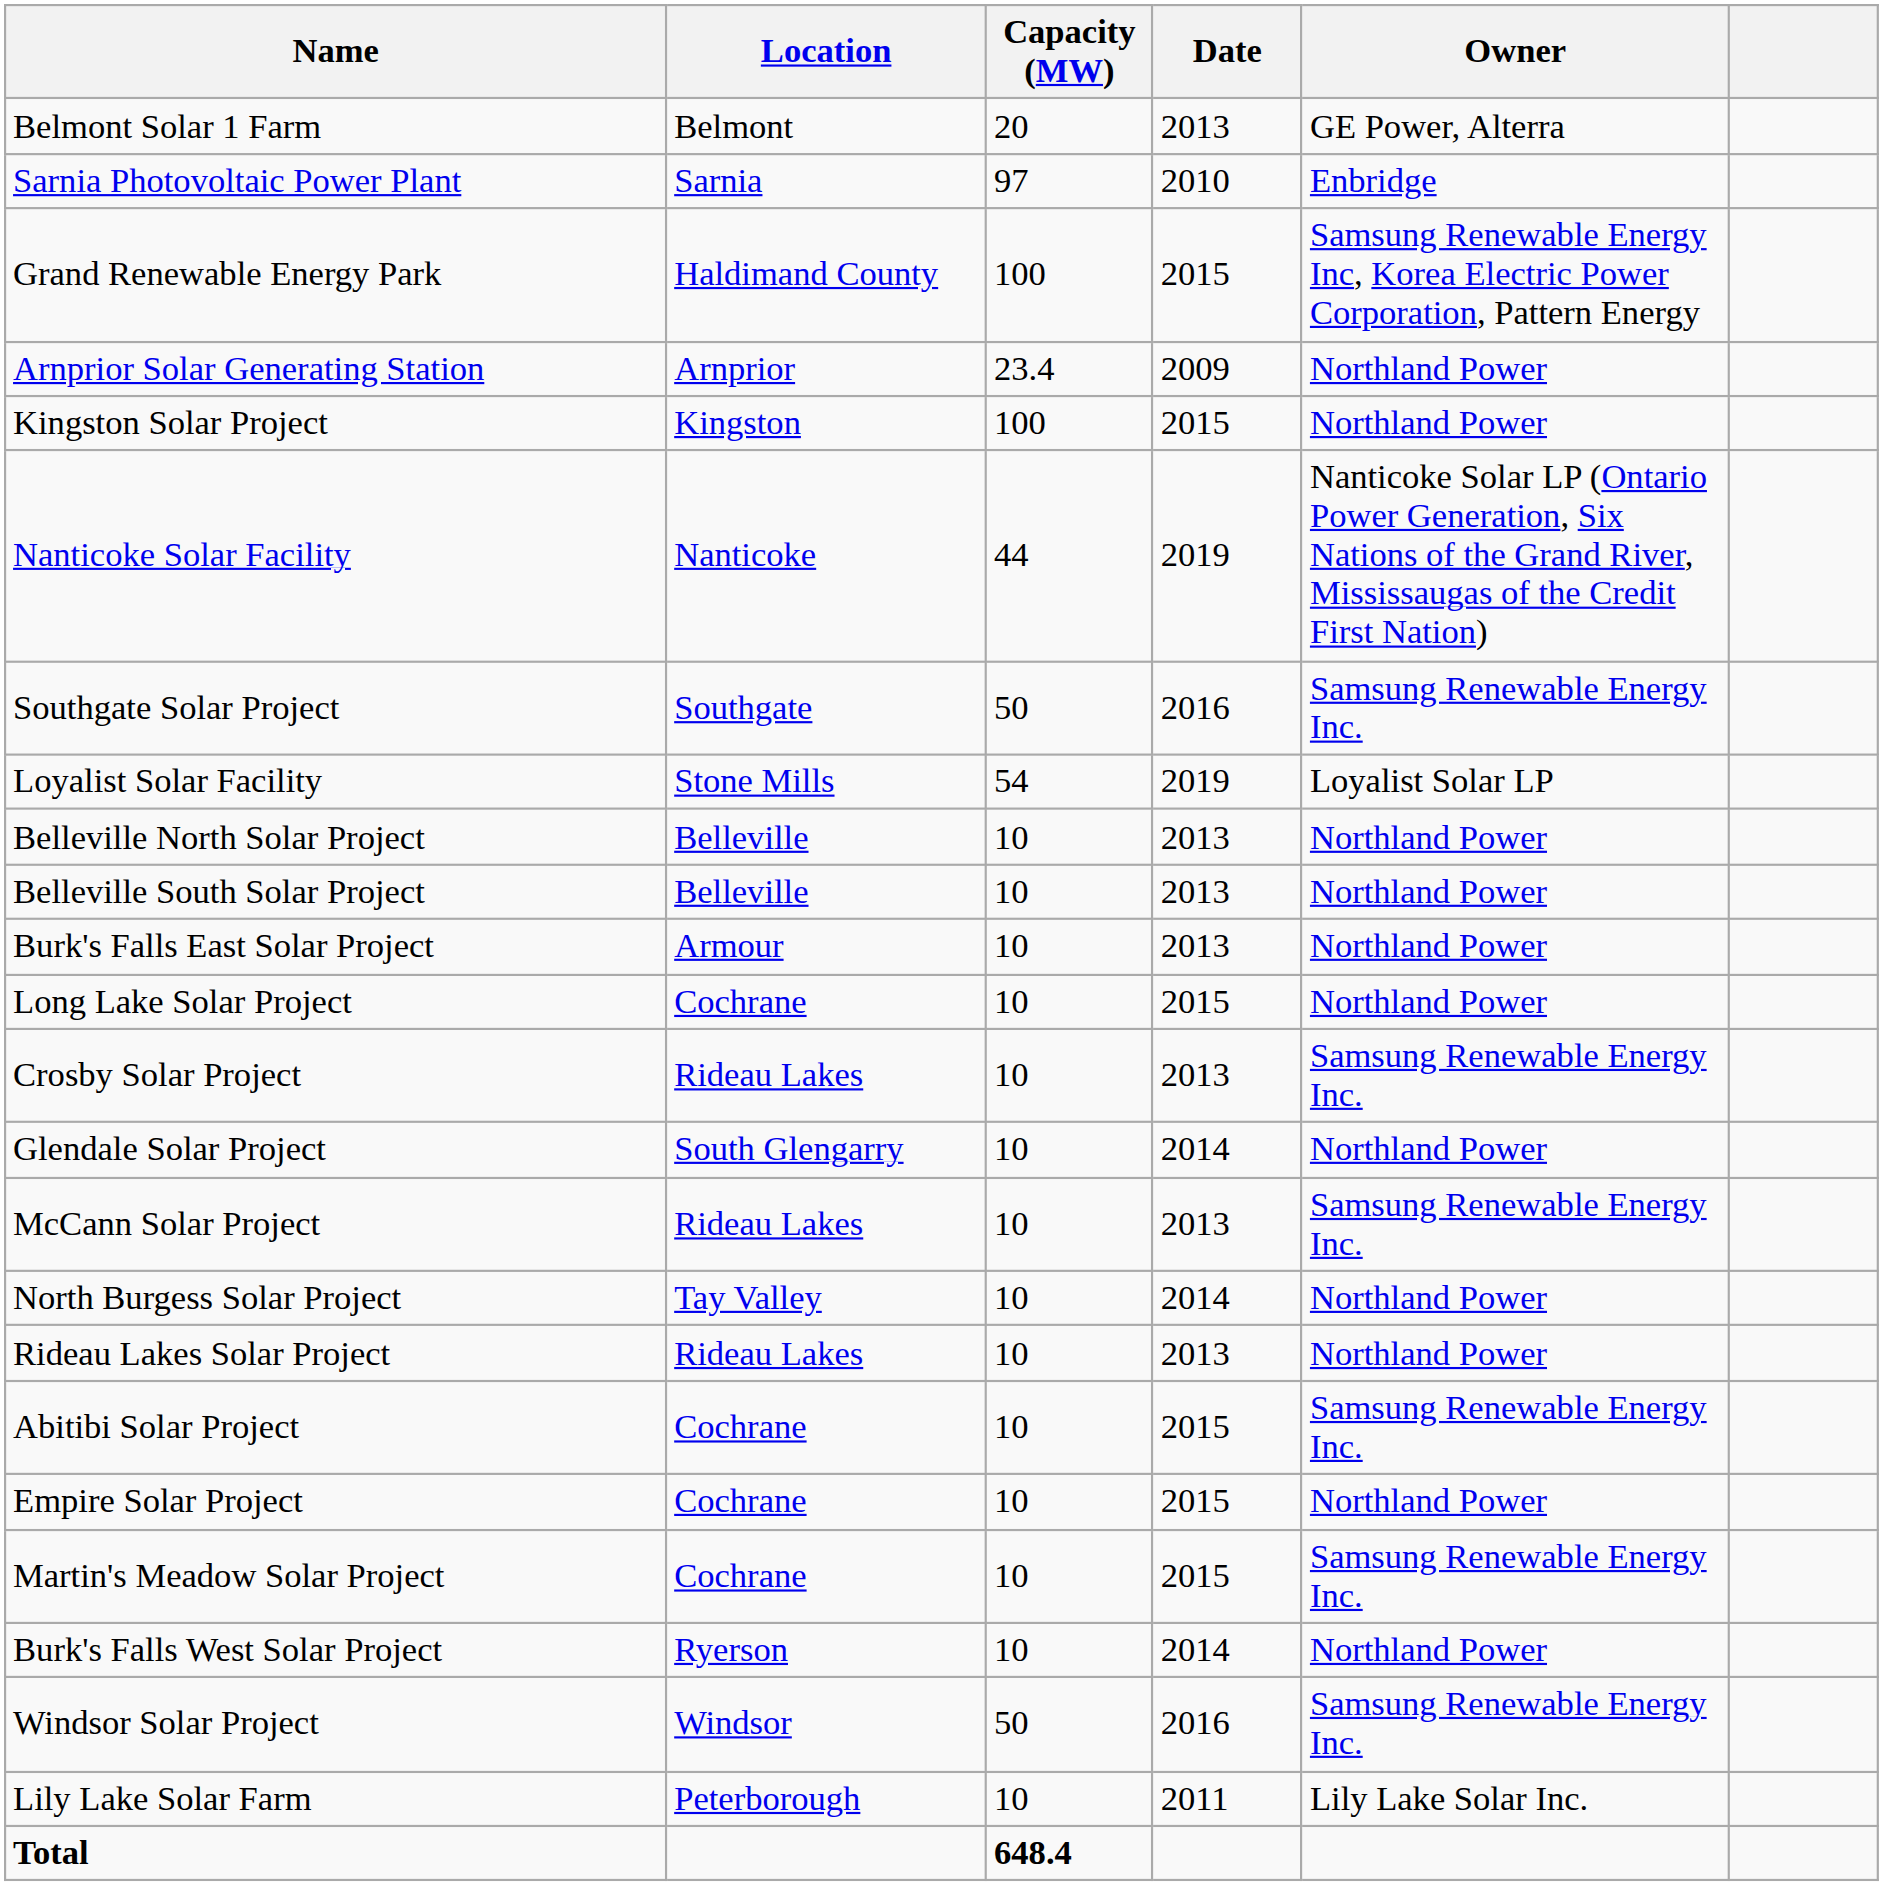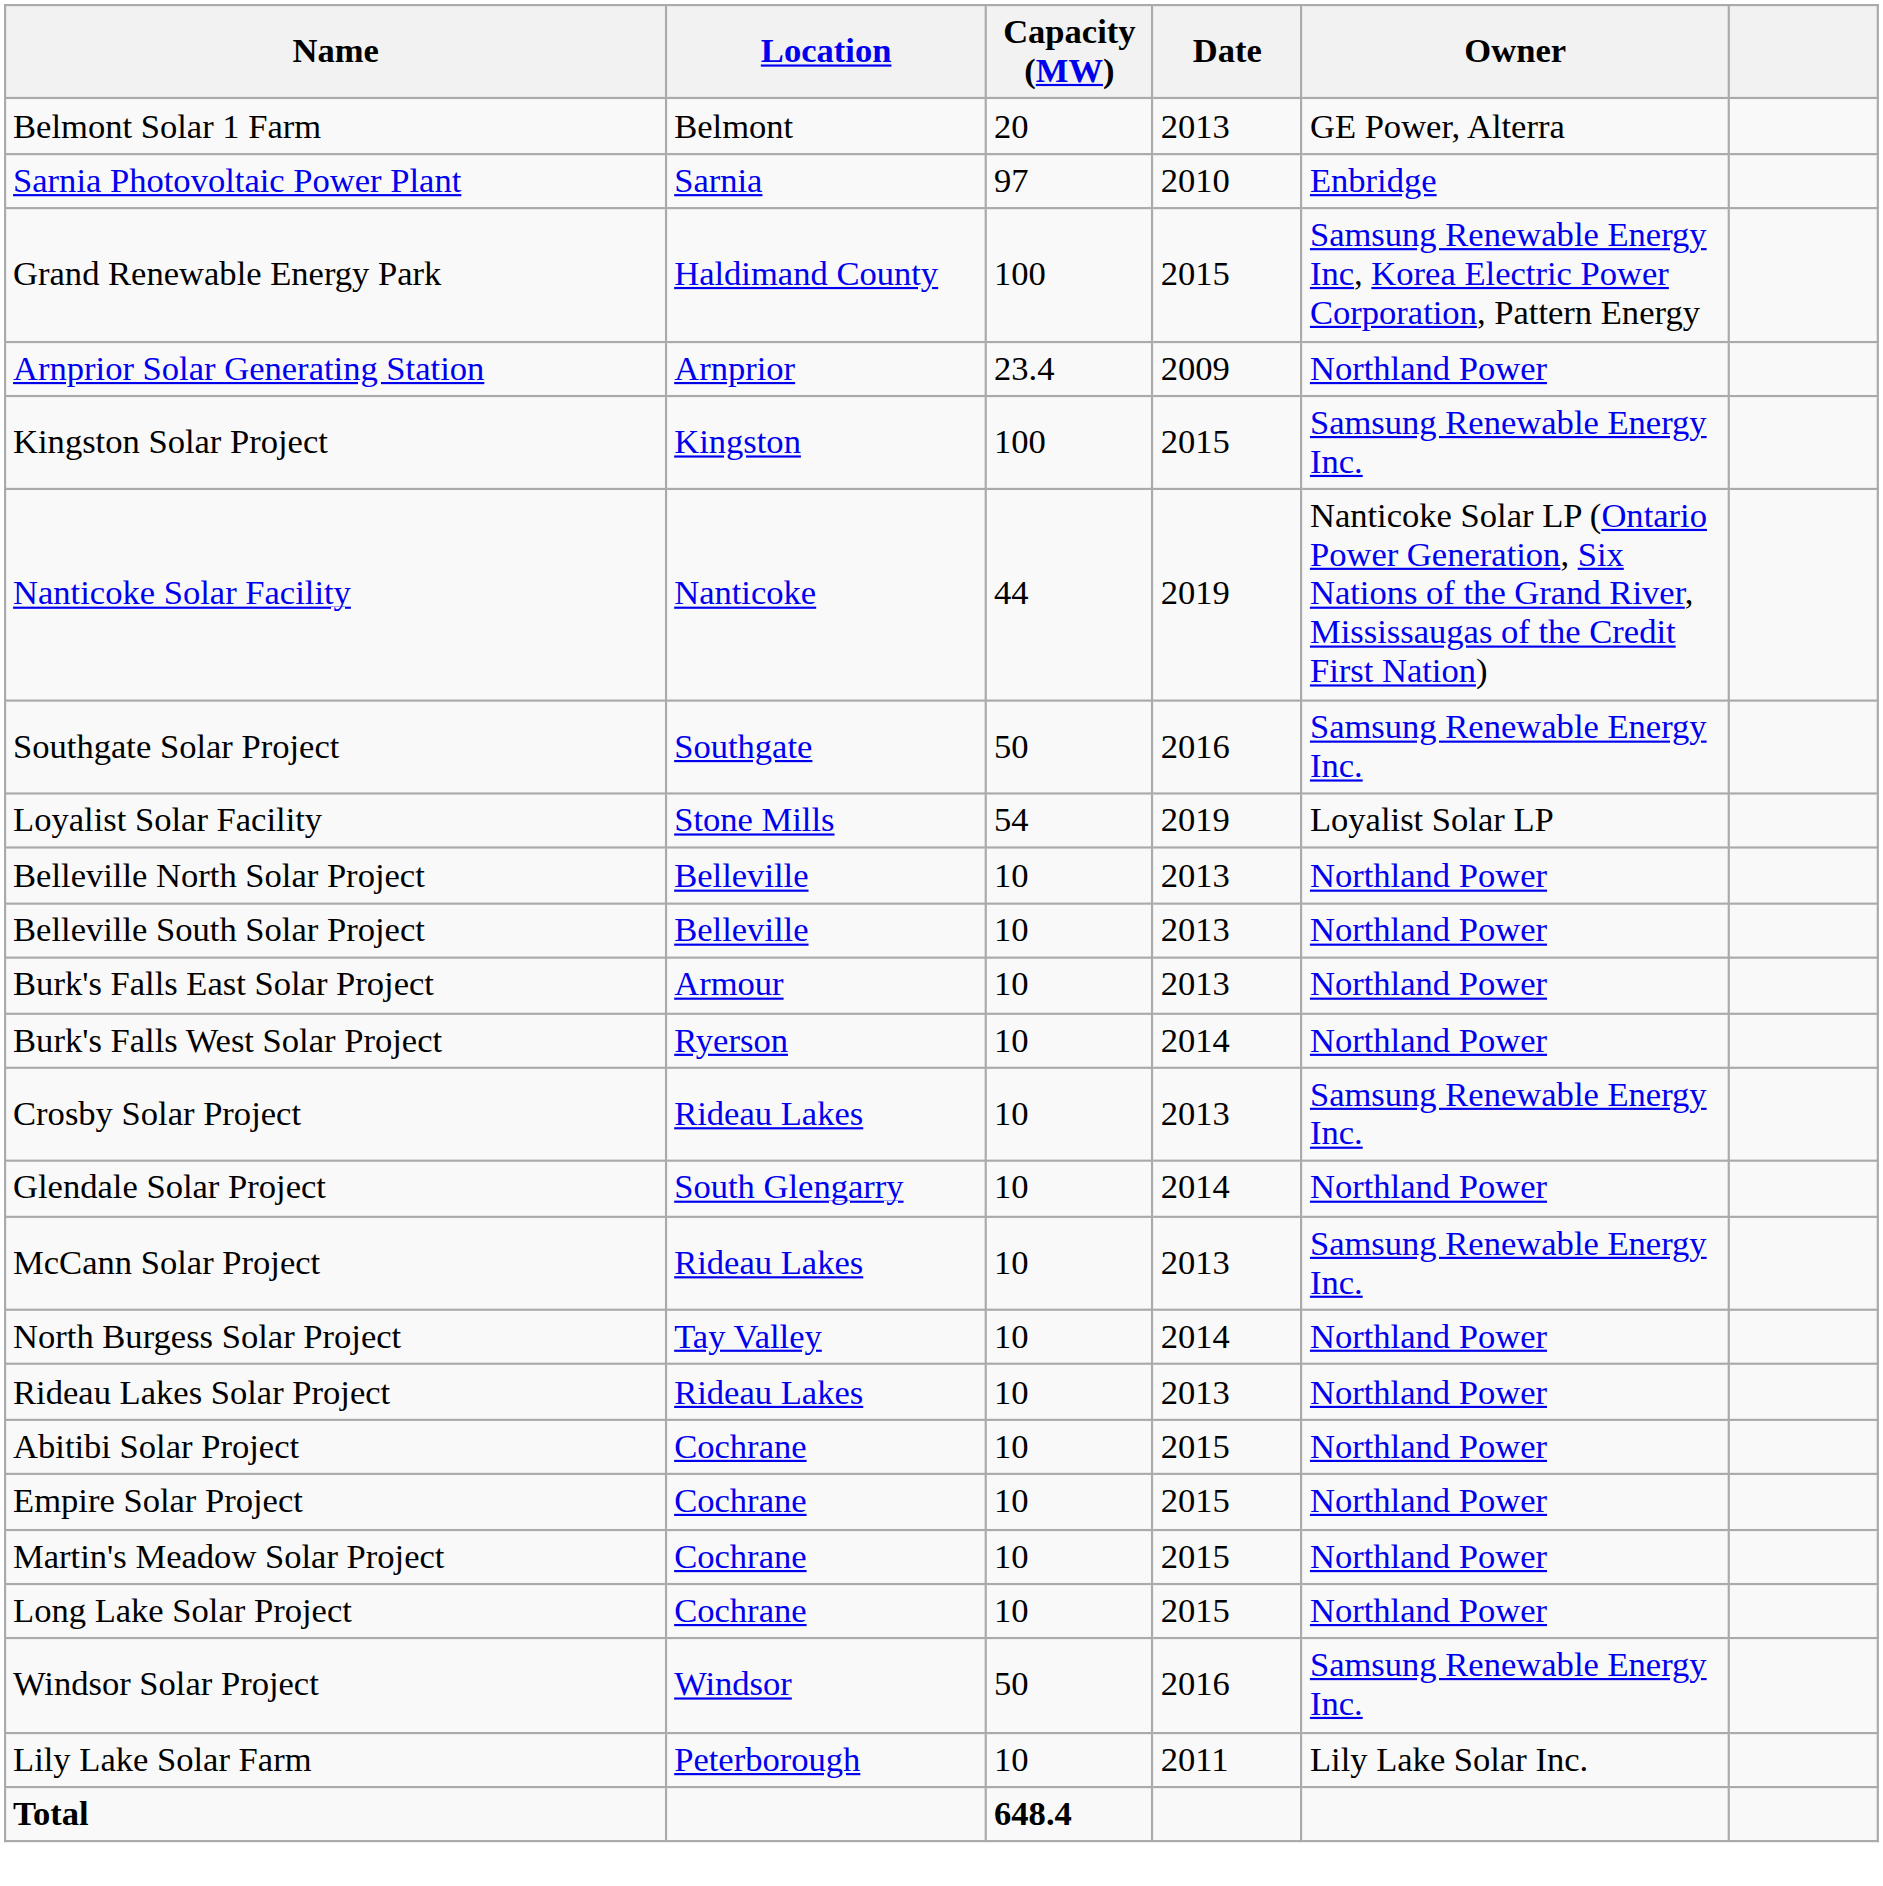(1428, 422) Northland Power -> (1508, 442) Samsung Renewable Energy Inc.
rows swapped: (228, 1649) <-> (182, 1000)
(1508, 1426) Samsung Renewable Energy Inc. -> (1428, 1446) Northland Power
(1508, 1575) Samsung Renewable Energy Inc. -> (1428, 1555) Northland Power
